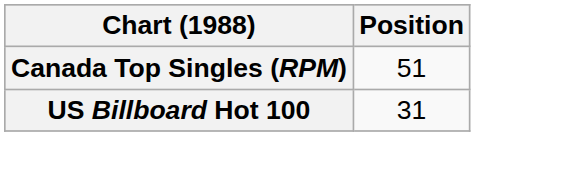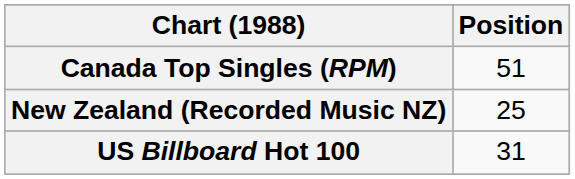+ row: (229, 109)
